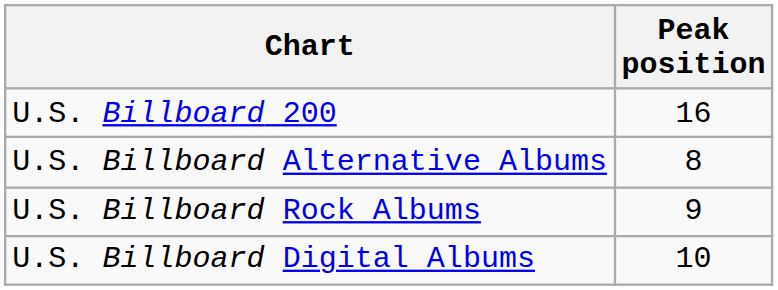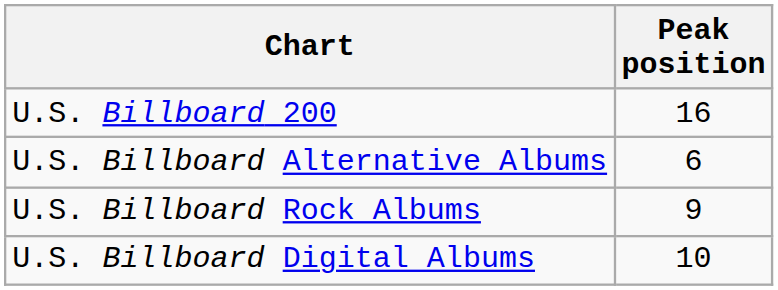(693, 162) 8 -> (693, 162) 6
